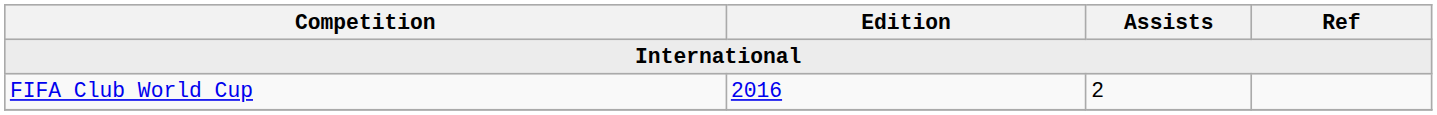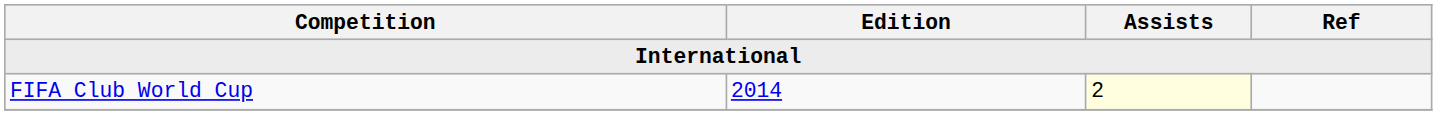(756, 92) 2016 -> (756, 92) 2014
(1098, 92) no background -> (1098, 92) lightyellow background
